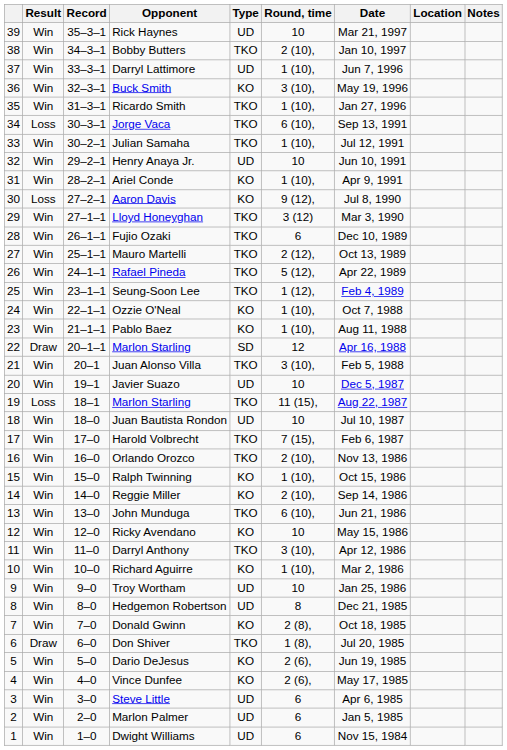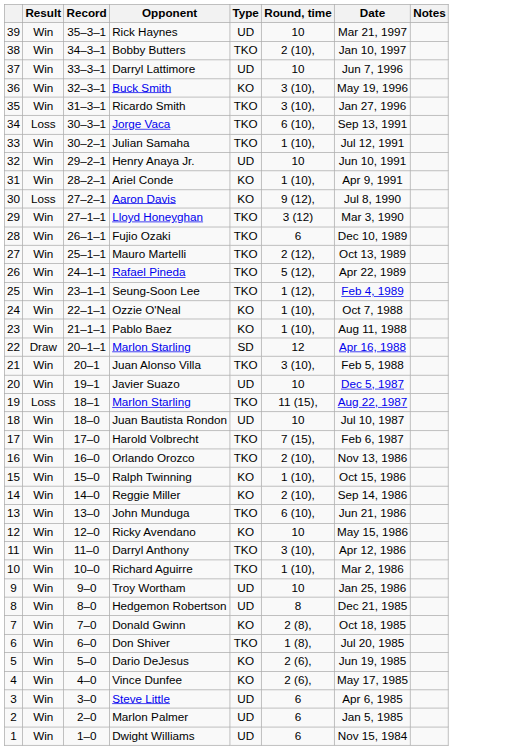- column: (438, 13)
(298, 69) 1 (10), -> (298, 69) 10
(298, 106) 1 (10), -> (298, 106) 3 (10),
(246, 569) KO -> (246, 569) TKO
(43, 643) Draw -> (43, 643) Win
